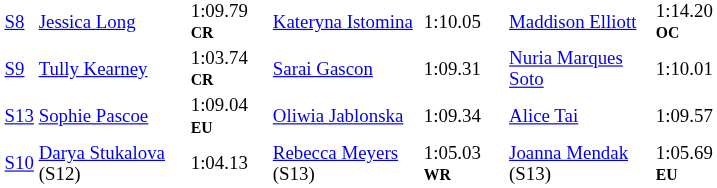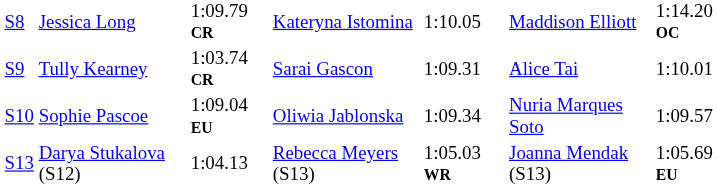(566, 68) Nuria Marques Soto -> (544, 68) Alice Tai
(19, 116) S13 -> (19, 116) S10
(544, 116) Alice Tai -> (566, 116) Nuria Marques Soto
(19, 163) S10 -> (19, 163) S13
